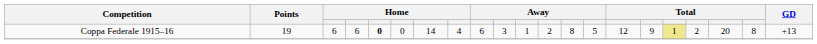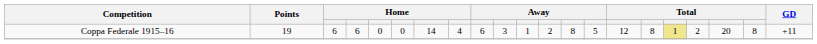(380, 31) bold -> (380, 31) normal
(652, 31) 9 -> (652, 31) 8
(789, 31) +13 -> (789, 31) +11
